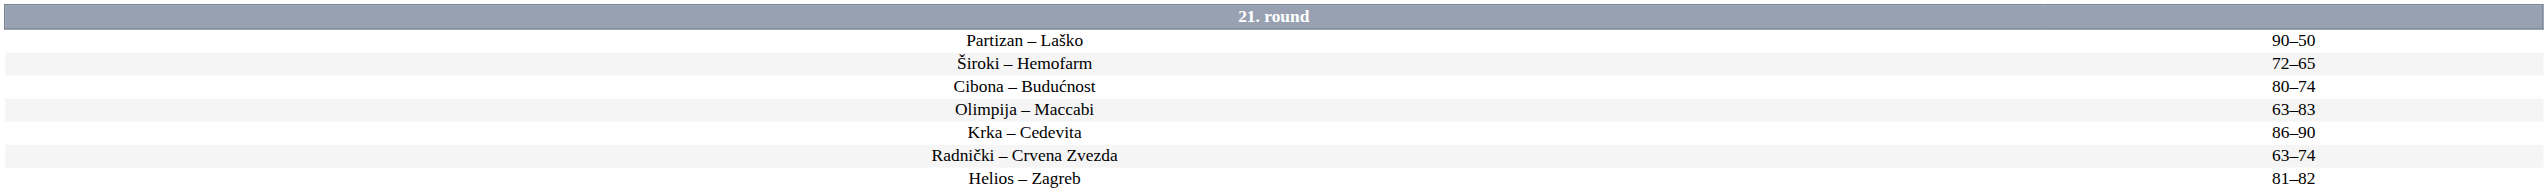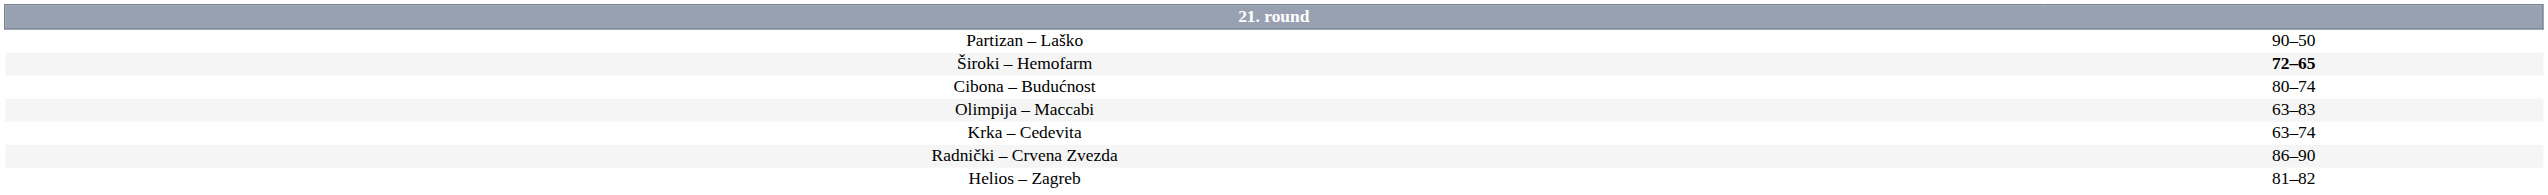(2294, 64) normal -> (2294, 64) bold
(2294, 133) 86–90 -> (2294, 133) 63–74
(2294, 156) 63–74 -> (2294, 156) 86–90
